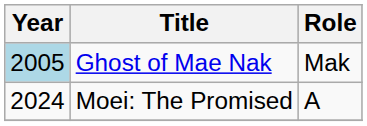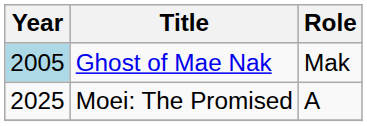(37, 100) 2024 -> (37, 100) 2025
